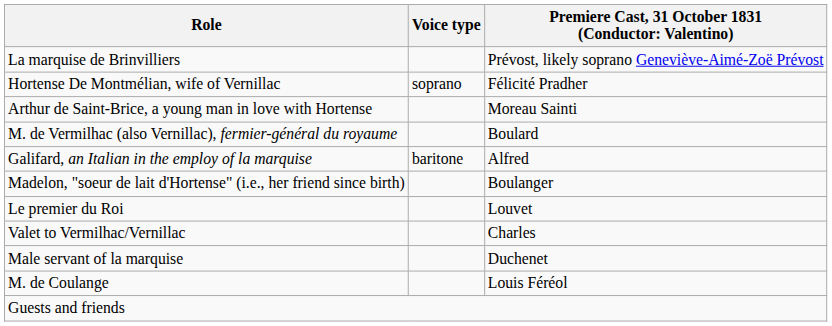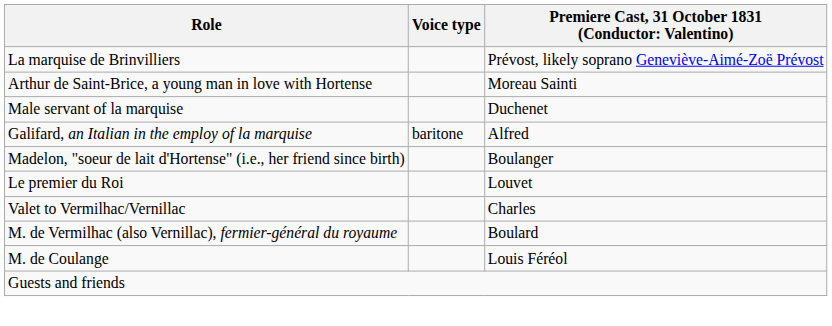- row: (144, 84)
rows swapped: (203, 134) <-> (96, 258)
